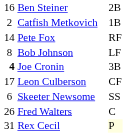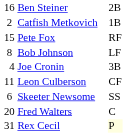(9, 37) 14 -> (9, 37) 15
(9, 67) bold -> (9, 67) normal
(9, 81) 17 -> (9, 81) 11
(9, 111) 26 -> (9, 111) 20
